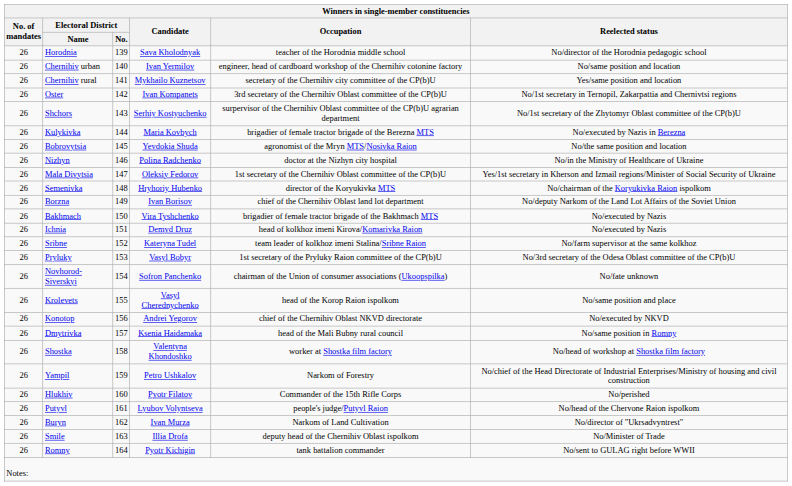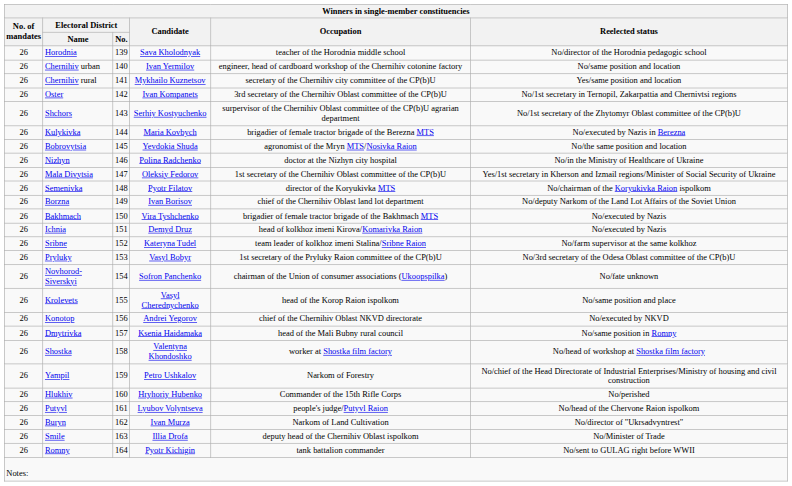(170, 187) Hryhoriy Hubenko -> (170, 187) Pyotr Filatov
(170, 394) Pyotr Filatov -> (170, 394) Hryhoriy Hubenko
